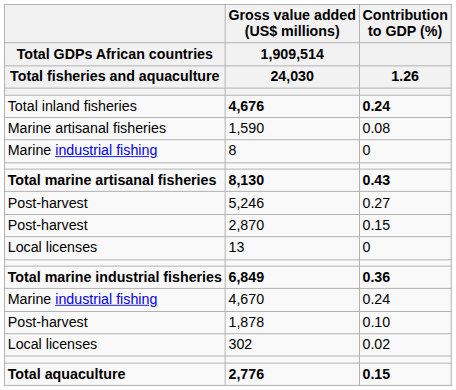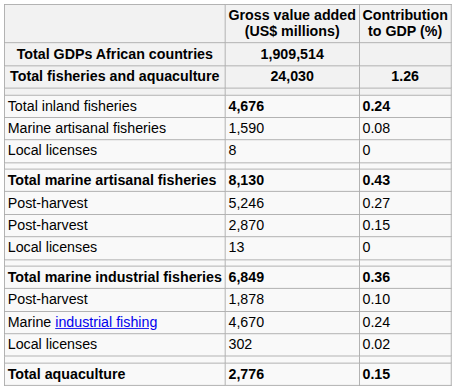(83, 151) Marine industrial fishing -> (52, 151) Local licenses
rows swapped: (246, 299) <-> (246, 322)
